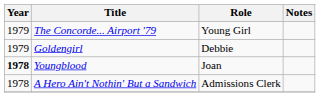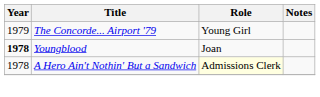- row: (58, 48)
(241, 83) no background -> (241, 65) lightyellow background
